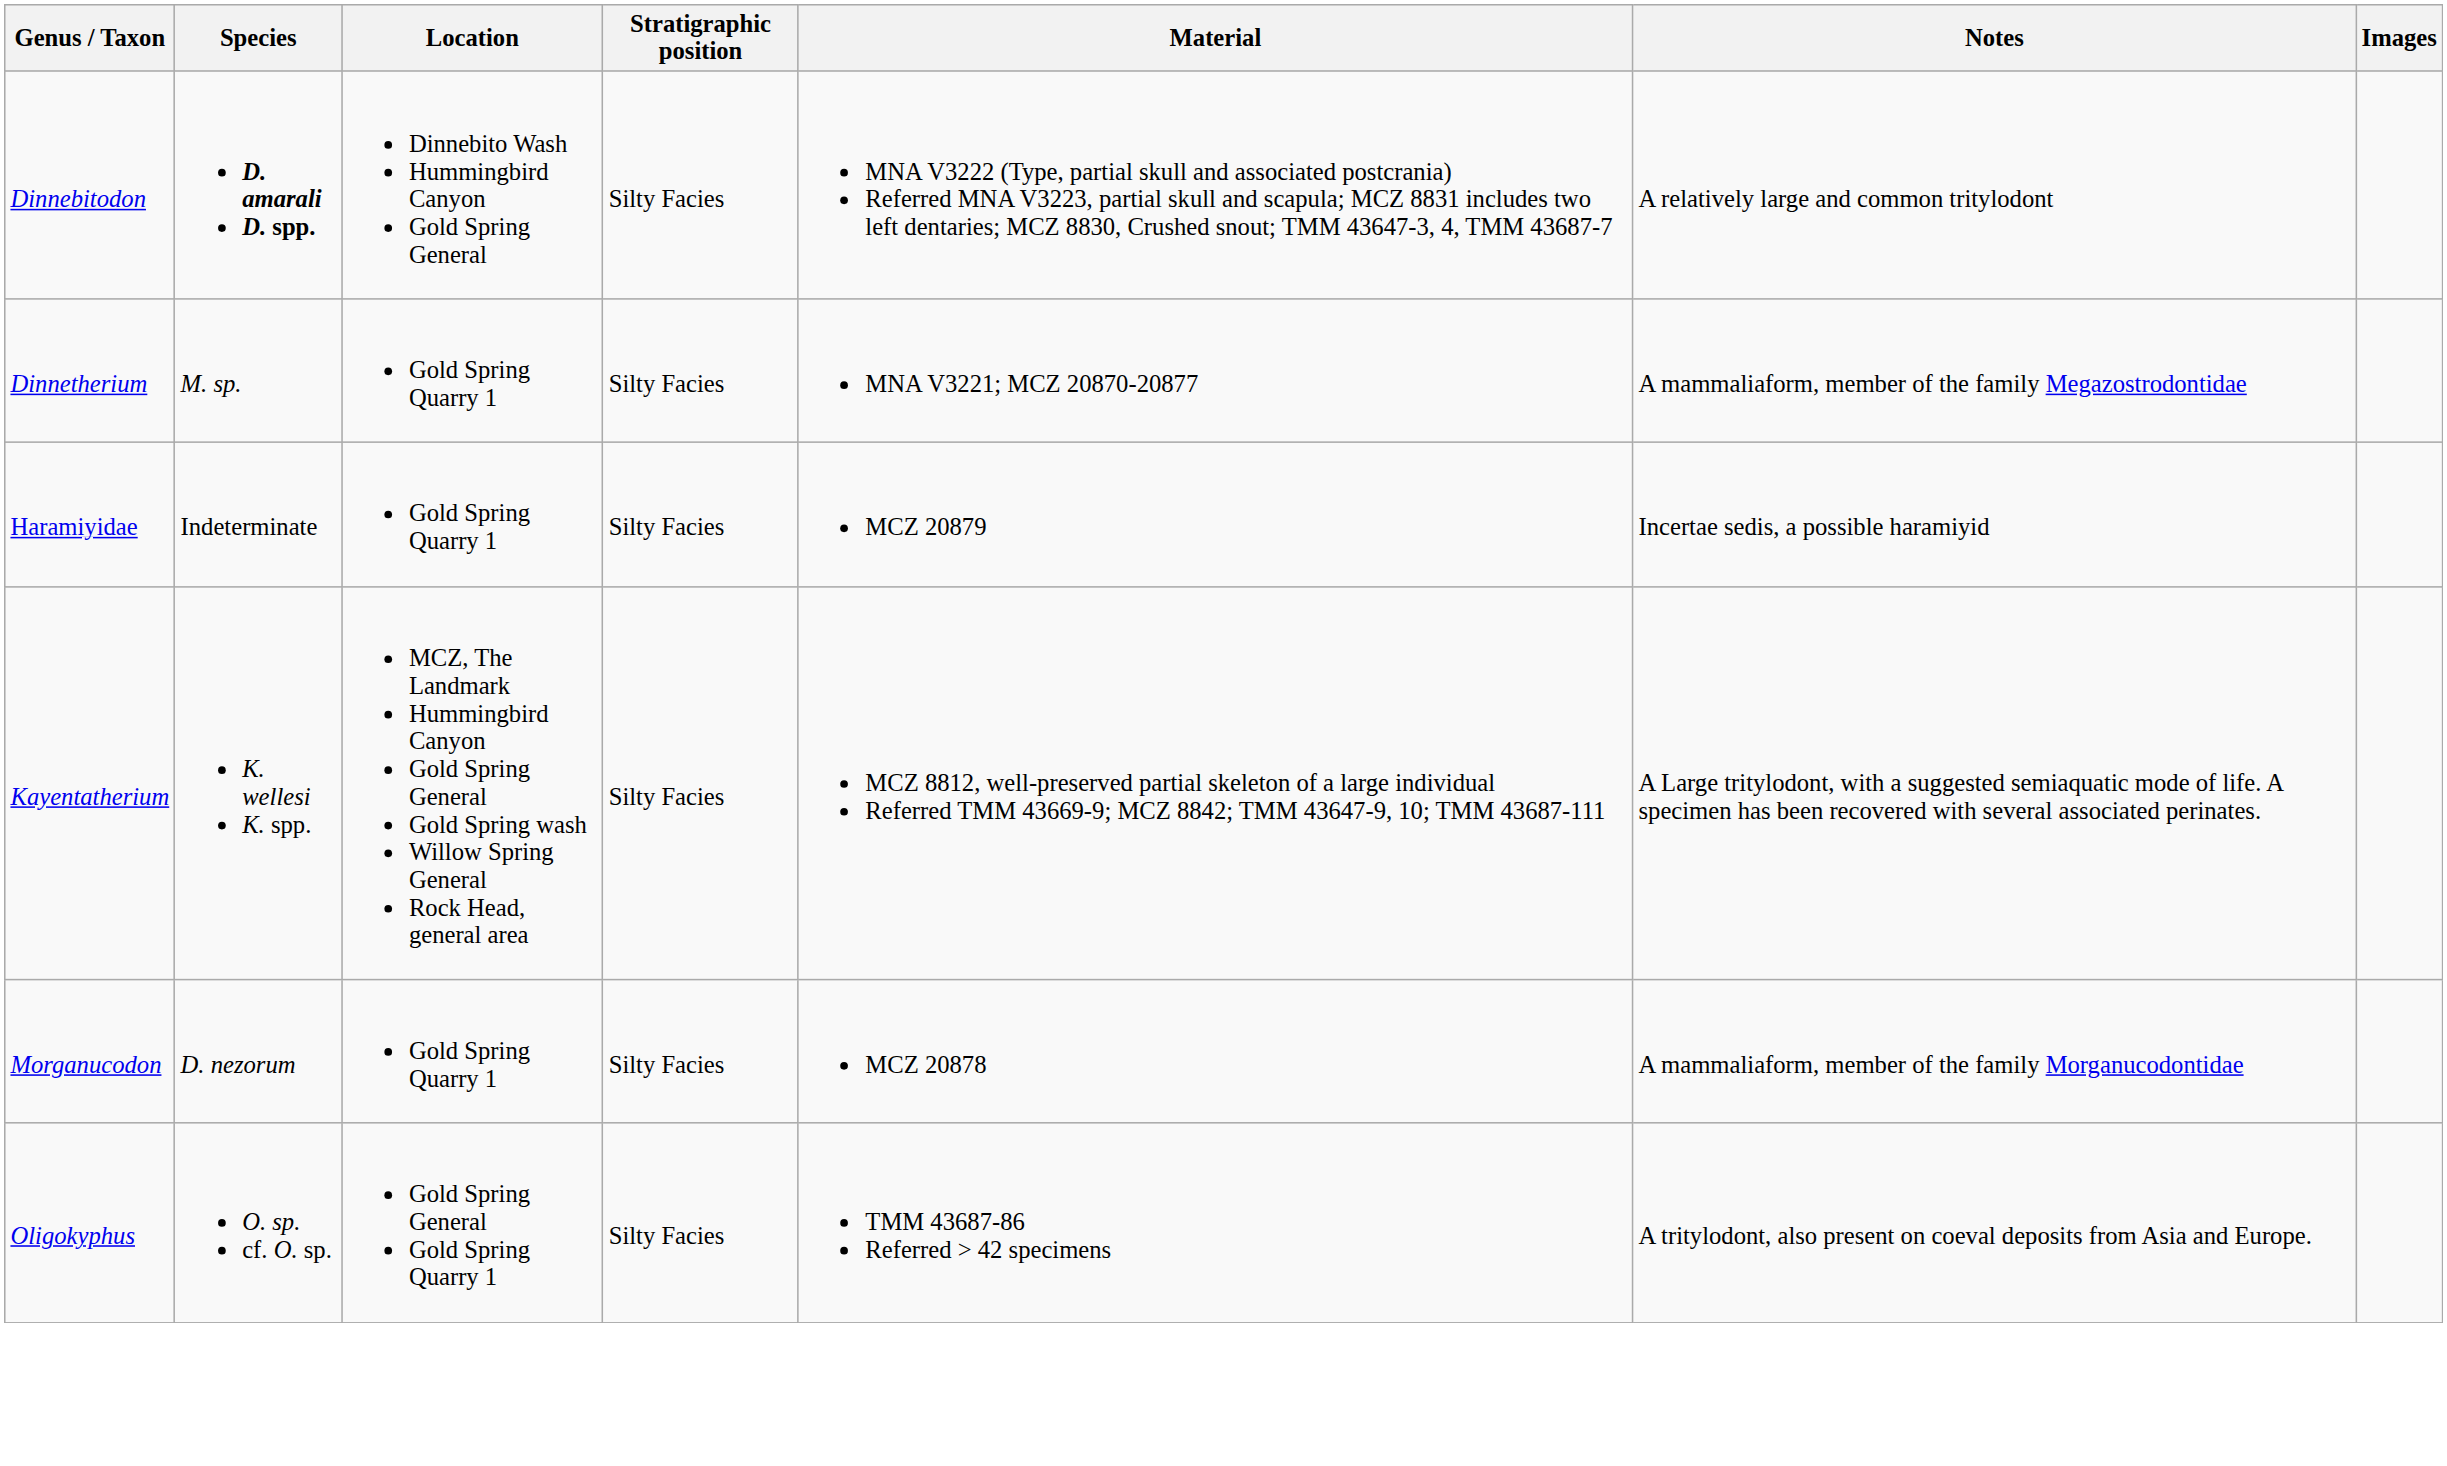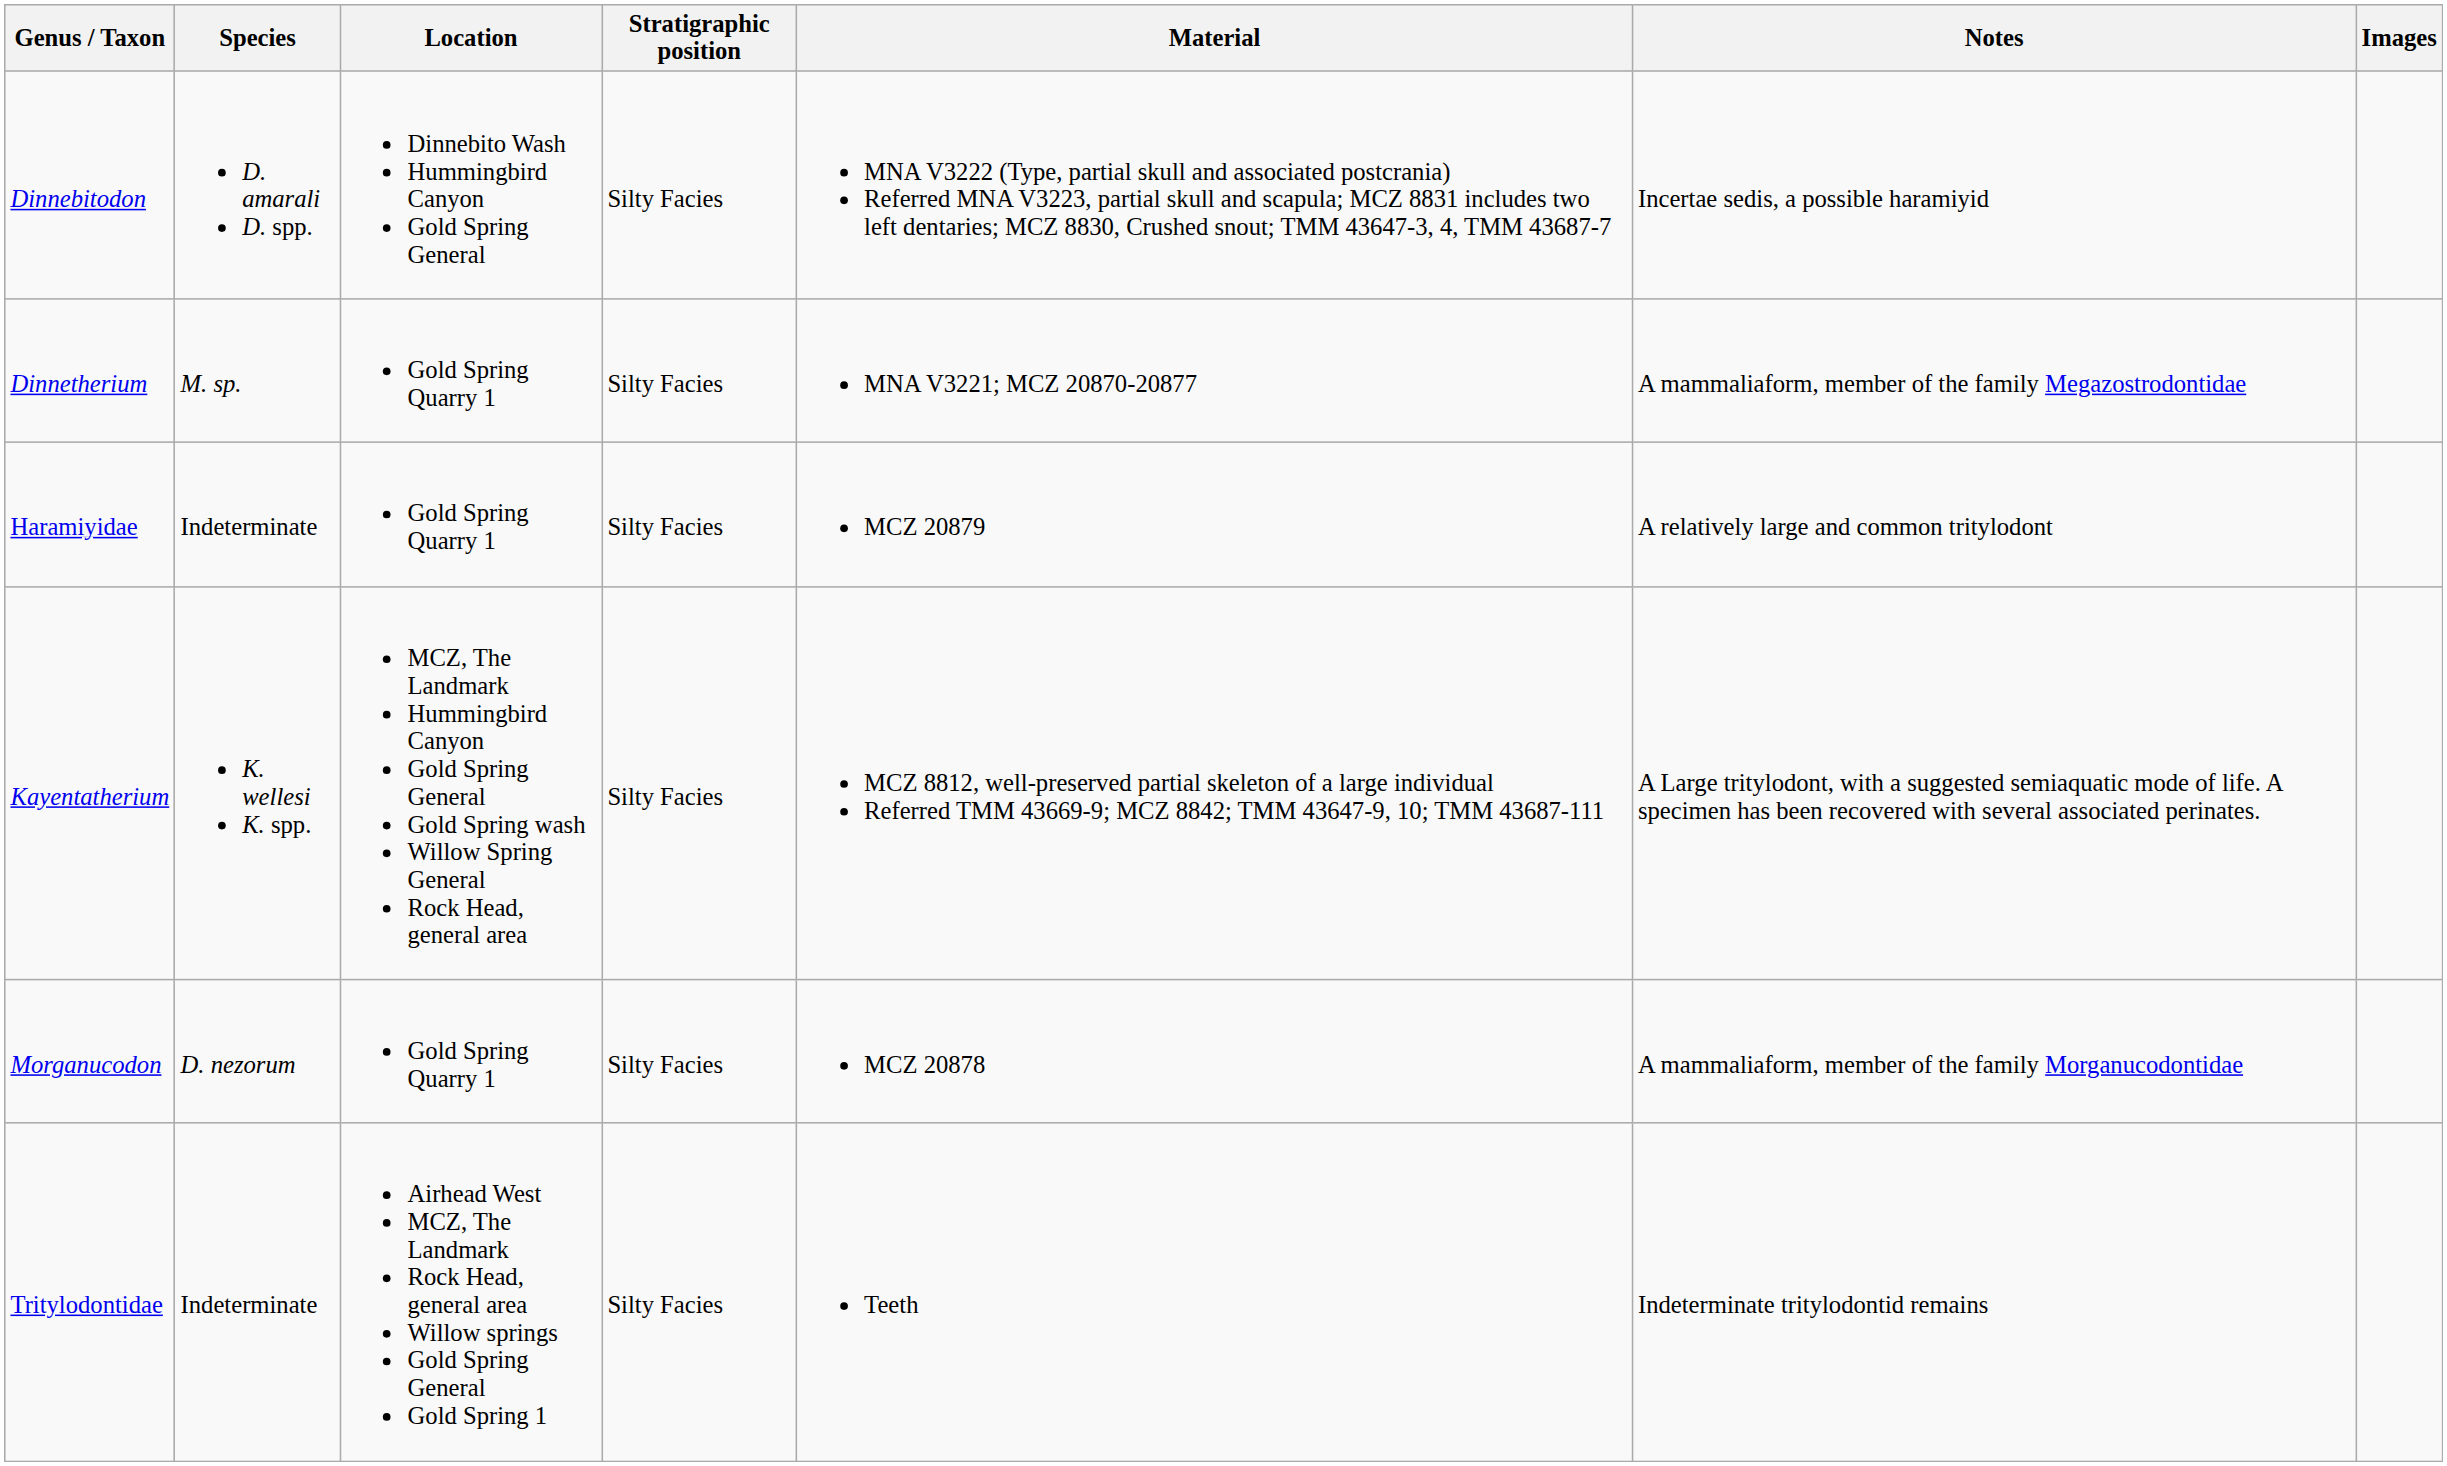(258, 199) bold -> (258, 199) normal
(1846, 198) A relatively large and common tritylodont -> (1813, 198) Incertae sedis, a possible haramiyid
(1814, 527) Incertae sedis, a possible haramiyid -> (1845, 527) A relatively large and common tritylodont
- row: (73, 1236)
+ row: (87, 1305)
